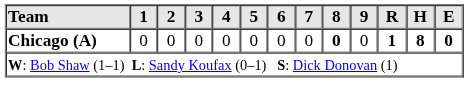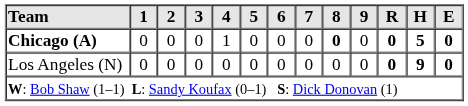(226, 40) 0 -> (226, 40) 1
(392, 40) 1 -> (392, 40) 0
(420, 40) 8 -> (420, 40) 5
+ row: (65, 64)
